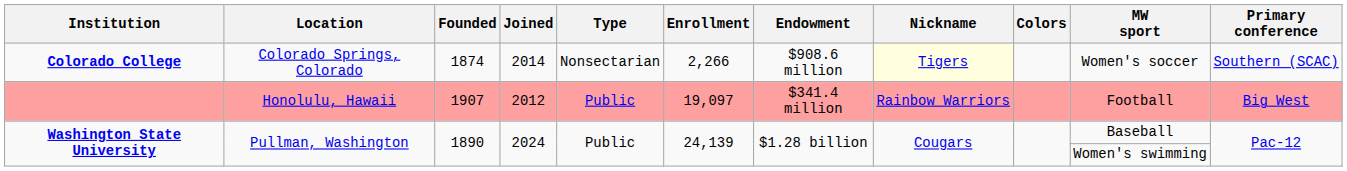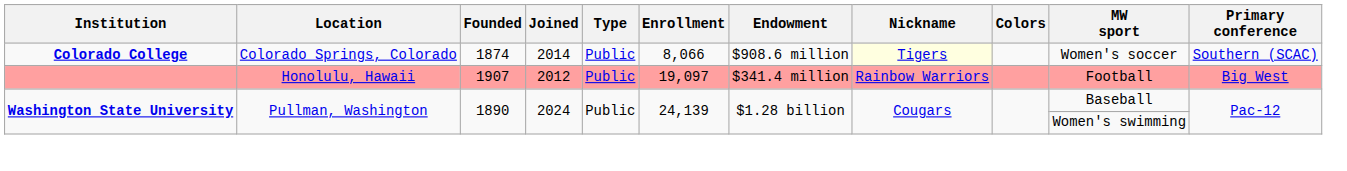(610, 63) Nonsectarian -> (610, 55) Public
(709, 63) 2,266 -> (684, 55) 8,066
